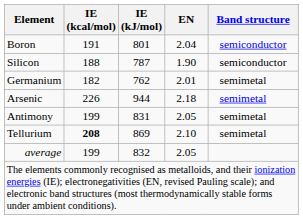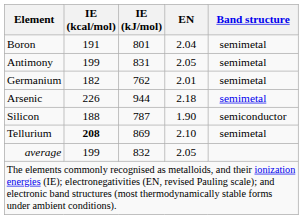(253, 44) semiconductor -> (243, 44) semimetal
rows swapped: (23, 62) <-> (30, 116)
